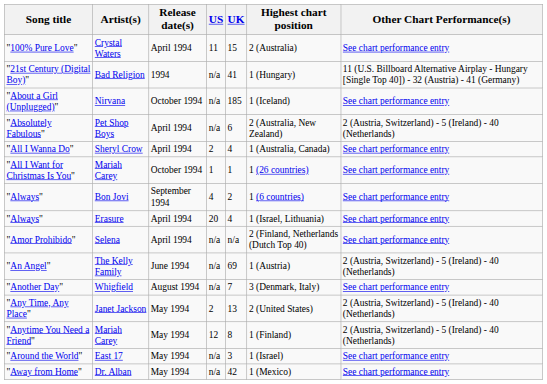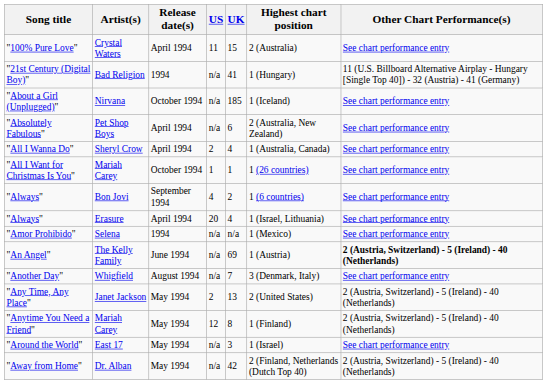(421, 128) 2 (Austria, Switzerland) - 5 (Ireland) - 40 (Netherlands) -> (396, 128) See chart performance entry
(171, 239) April 1994 -> (160, 234) 1994
(294, 239) 2 (Finland, Netherlands (Dutch Top 40) -> (270, 234) 1 (Mexico)
(421, 266) normal -> (425, 255) bold
(270, 372) 1 (Mexico) -> (294, 366) 2 (Finland, Netherlands (Dutch Top 40)
(396, 372) See chart performance entry -> (421, 366) 2 (Austria, Switzerland) - 5 (Ireland) - 40 (Netherlands)
